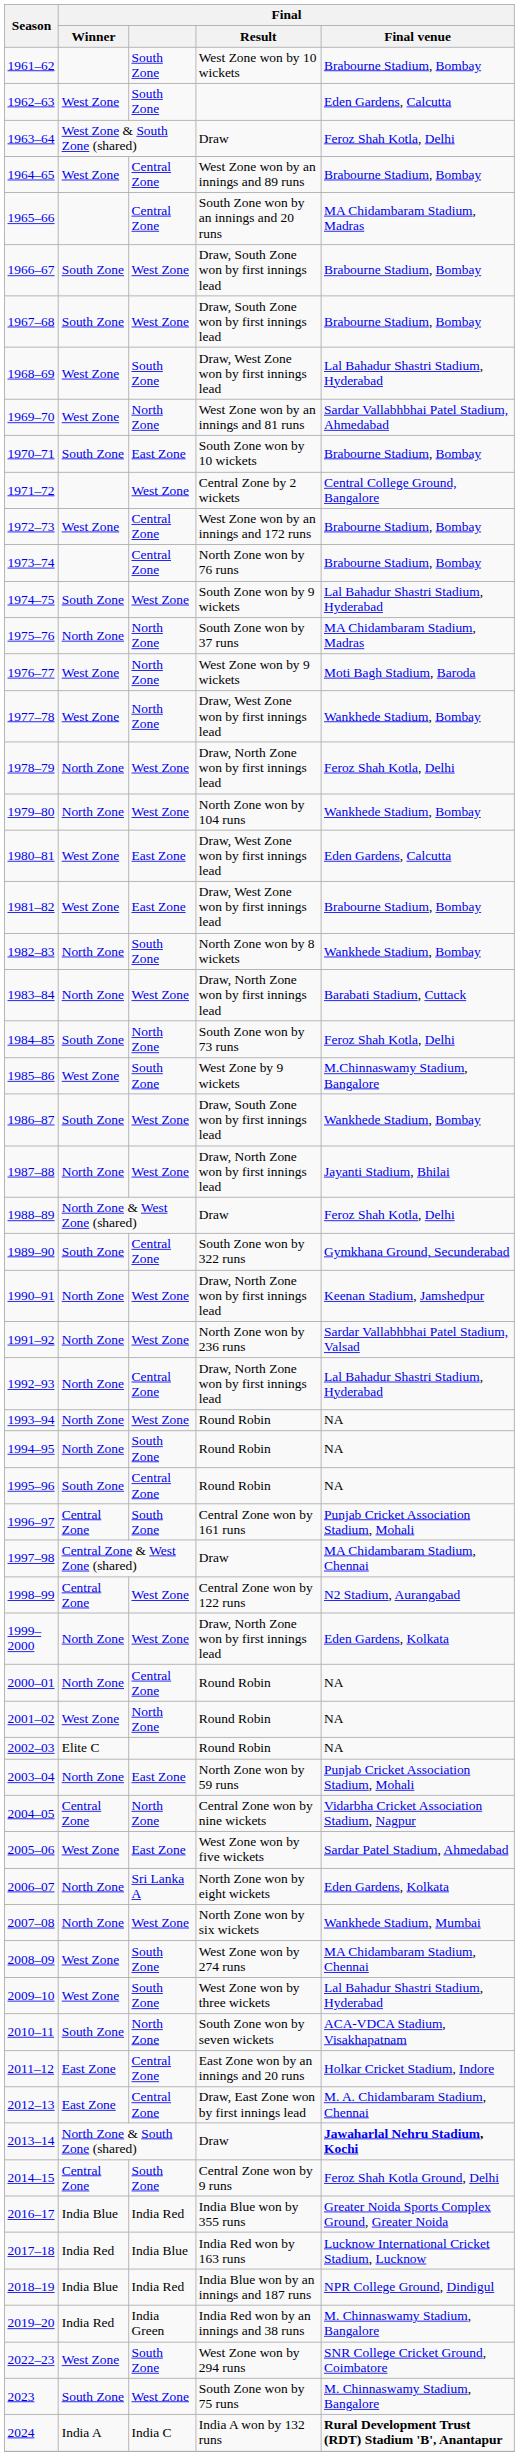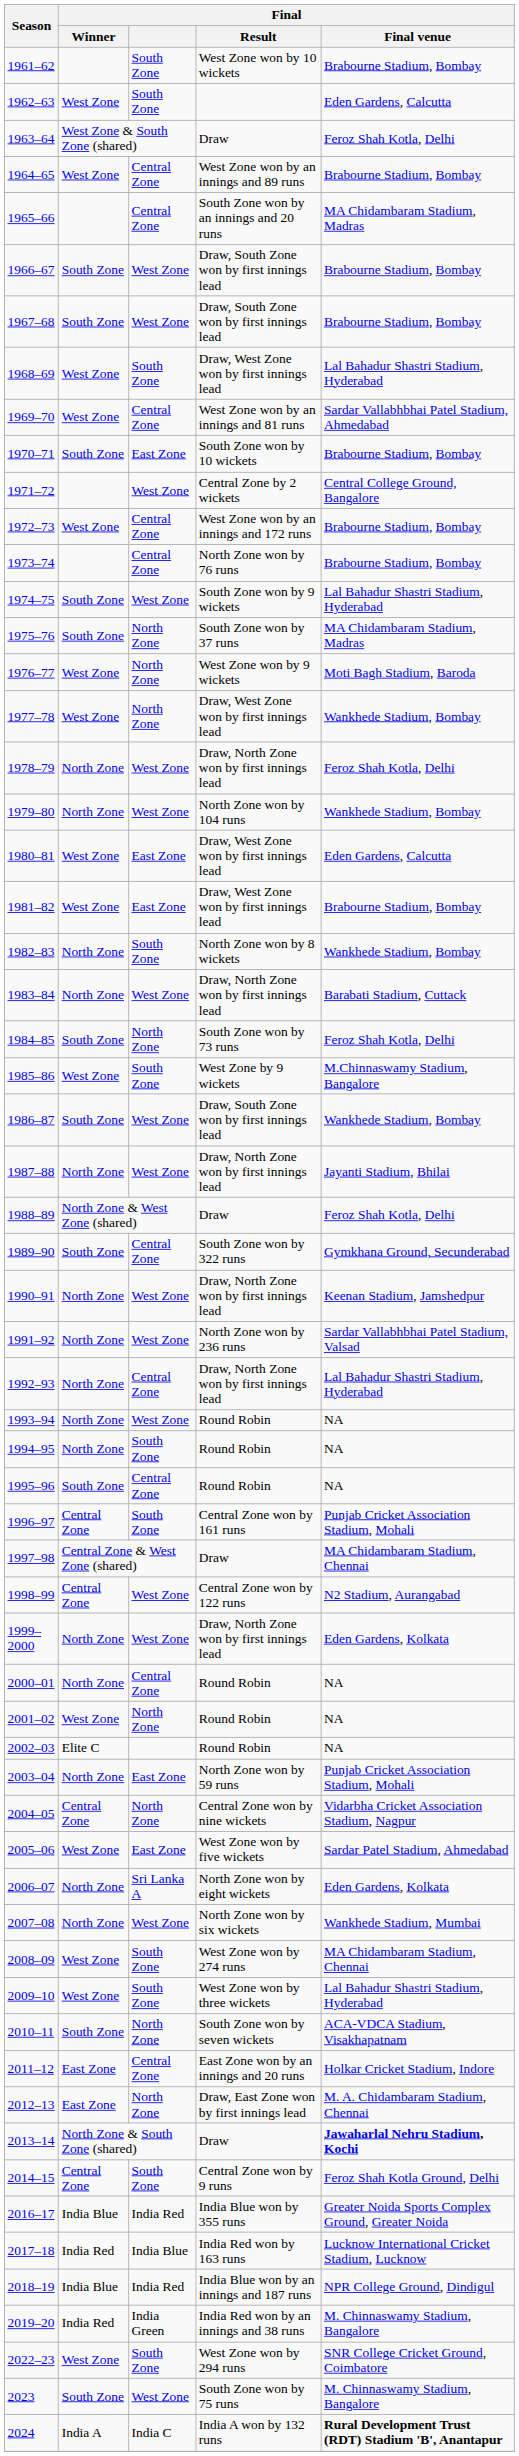(147, 417) North Zone -> (151, 417) Central Zone
(93, 635) North Zone -> (93, 635) South Zone
(151, 2104) Central Zone -> (147, 2104) North Zone
